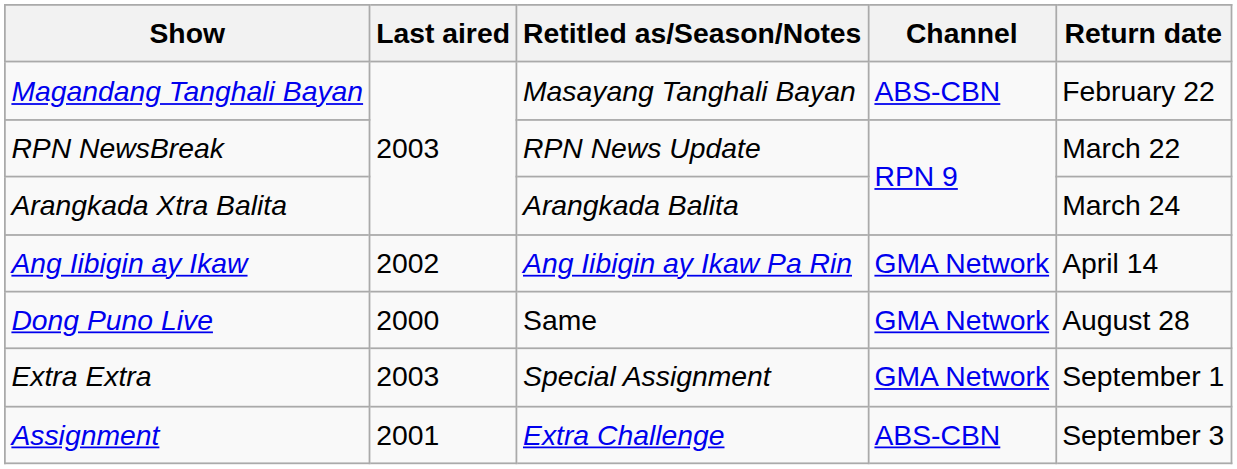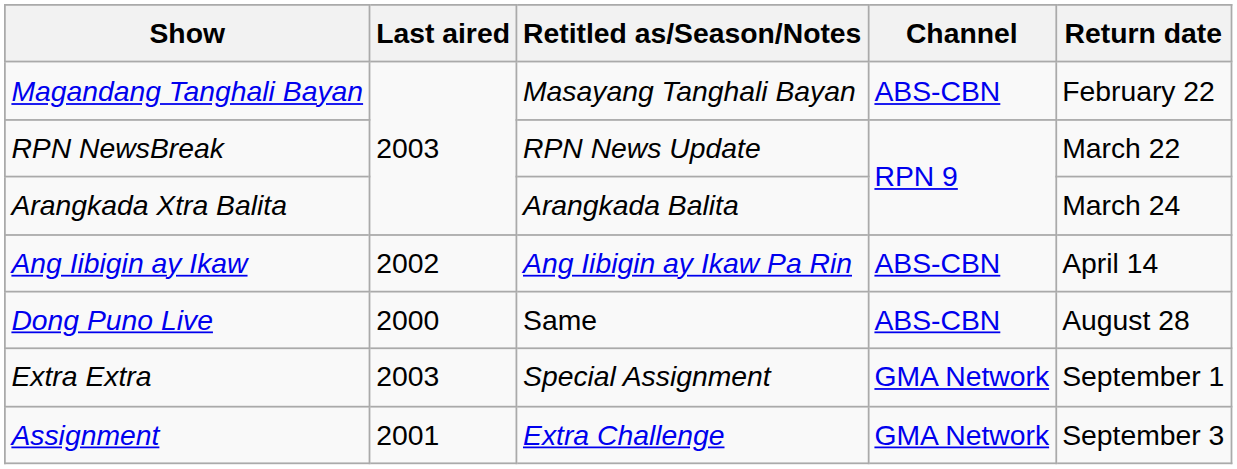(962, 263) GMA Network -> (937, 263) ABS-CBN
(962, 320) GMA Network -> (937, 320) ABS-CBN
(937, 435) ABS-CBN -> (962, 435) GMA Network
